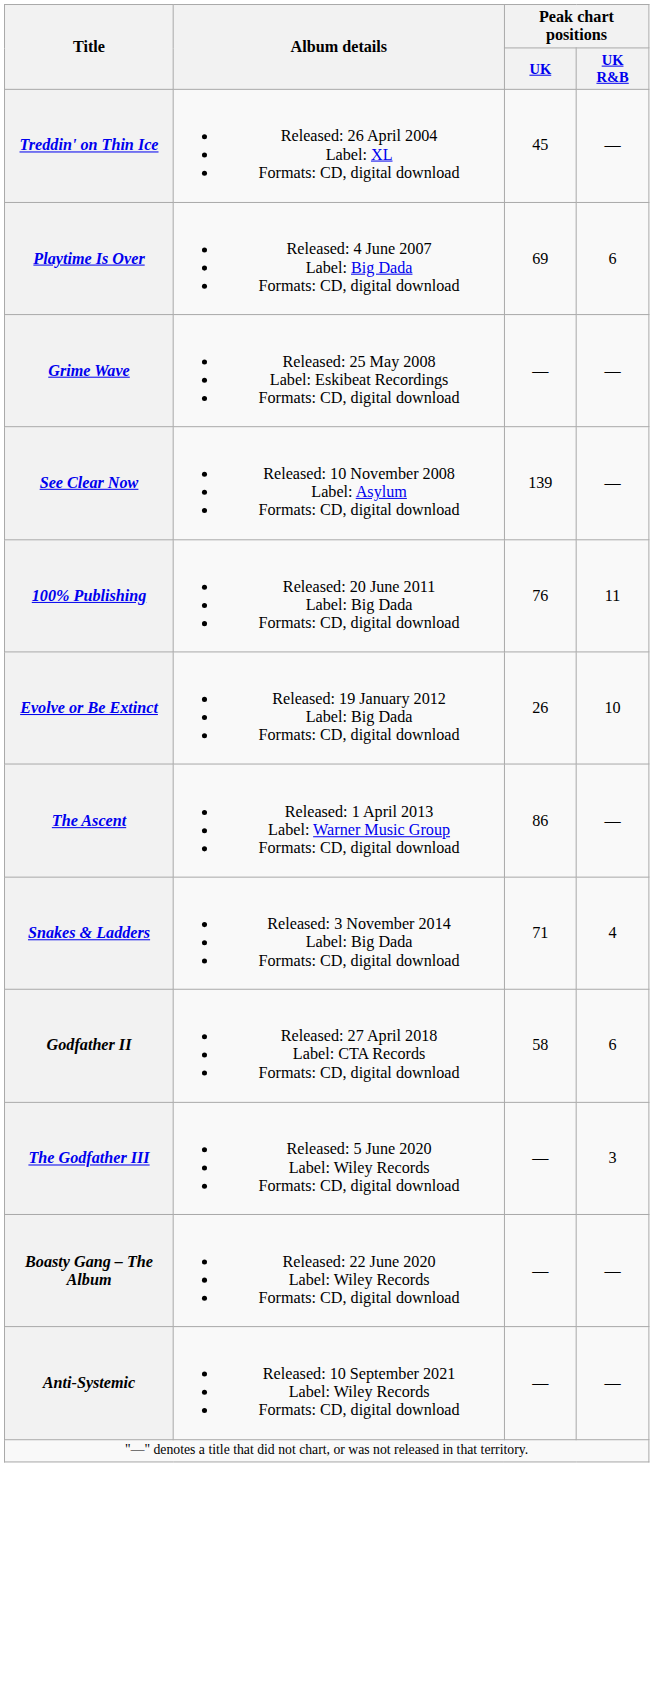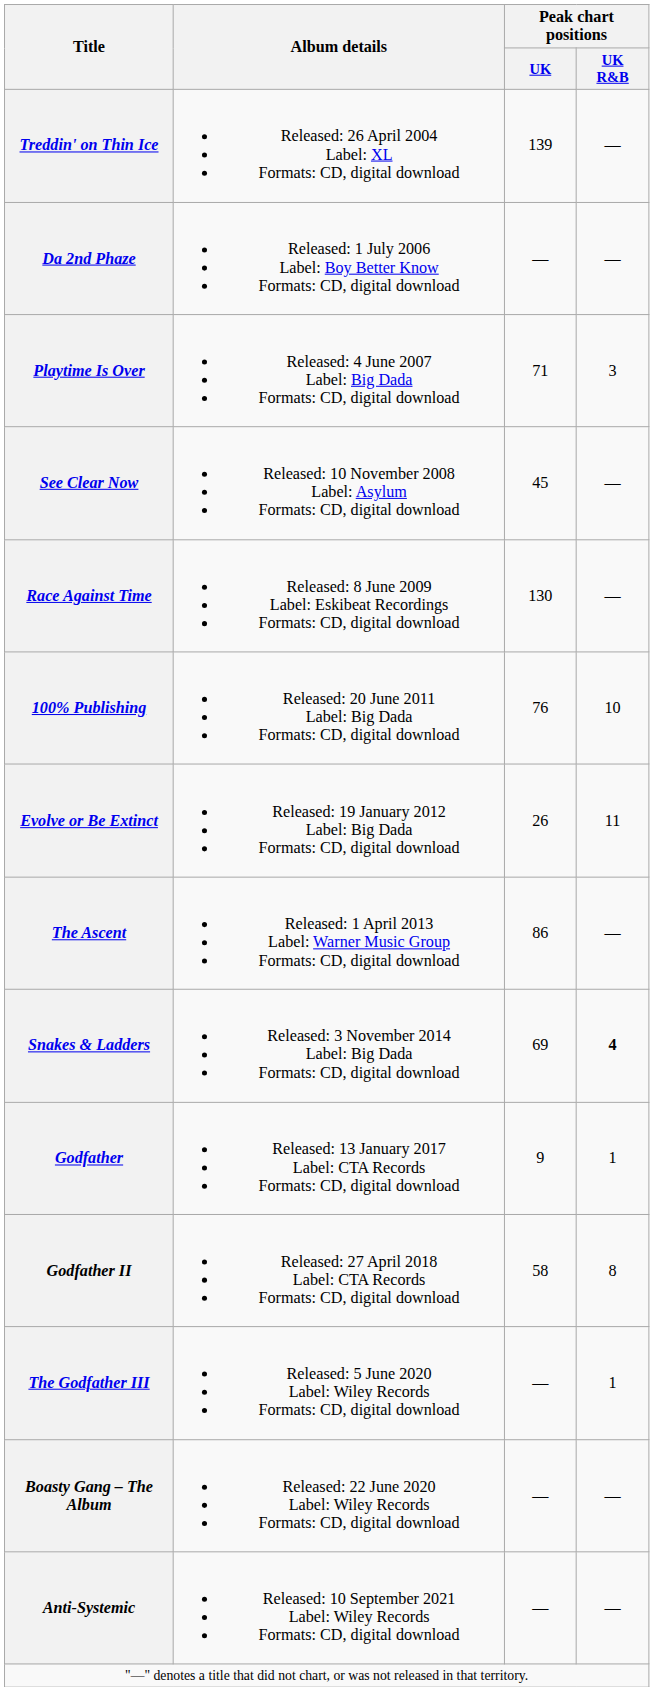(540, 145) 45 -> (540, 145) 139
+ row: (89, 258)
(540, 258) 69 -> (540, 370) 71
(613, 258) 6 -> (613, 370) 3
- row: (89, 370)
(540, 483) 139 -> (540, 483) 45
+ row: (89, 595)
(613, 595) 11 -> (613, 708) 10
(613, 708) 10 -> (613, 820) 11
(540, 933) 71 -> (540, 1045) 69
(613, 933) normal -> (613, 1045) bold
+ row: (89, 1158)
(613, 1045) 6 -> (613, 1270) 8
(613, 1158) 3 -> (613, 1383) 1
